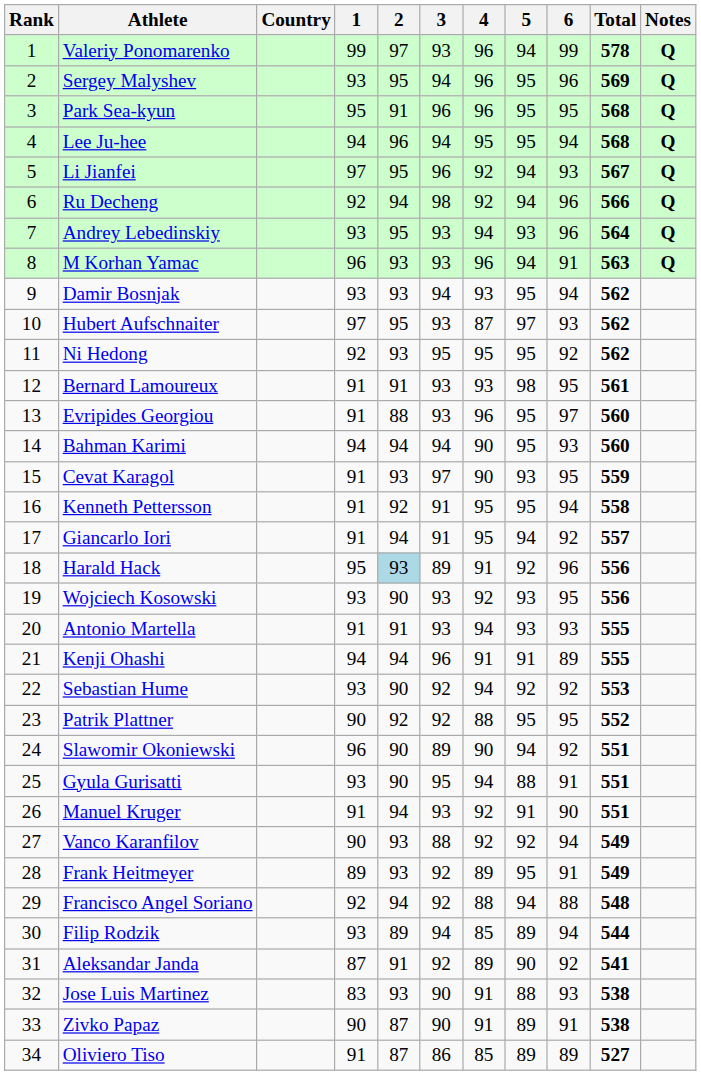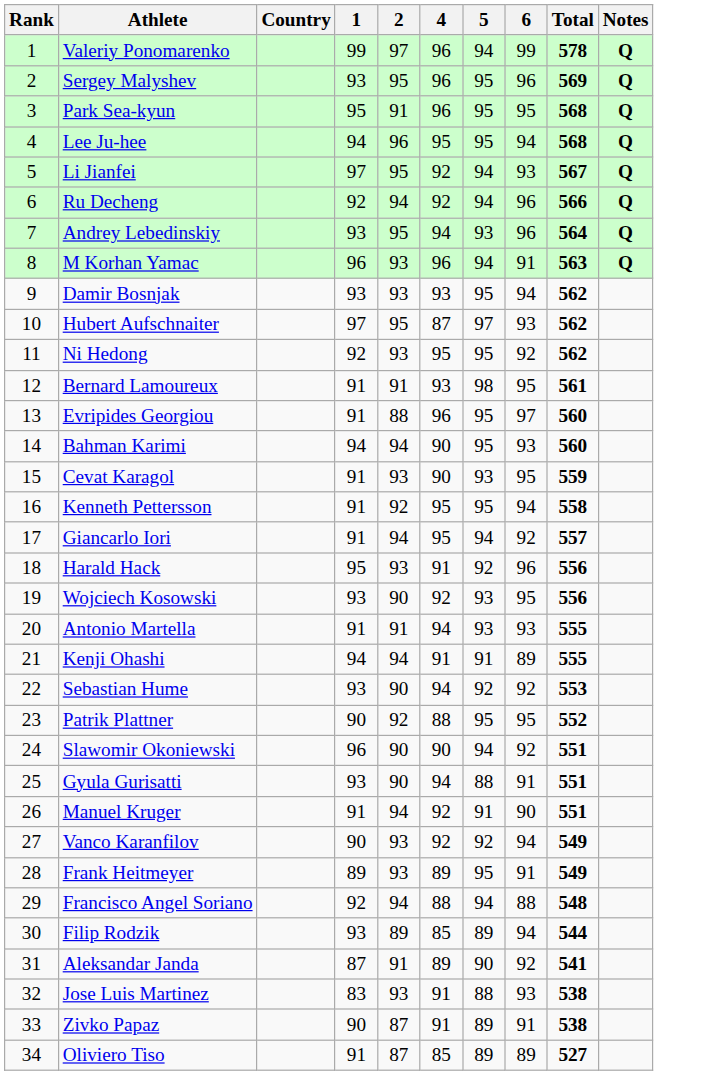- column: (441, 19)
(399, 567) lightblue background -> (399, 567) no background
